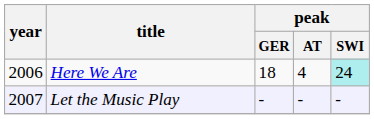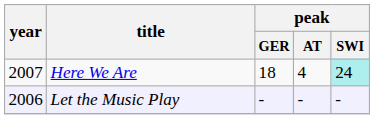(26, 72) 2006 -> (26, 72) 2007
(26, 99) 2007 -> (26, 99) 2006
